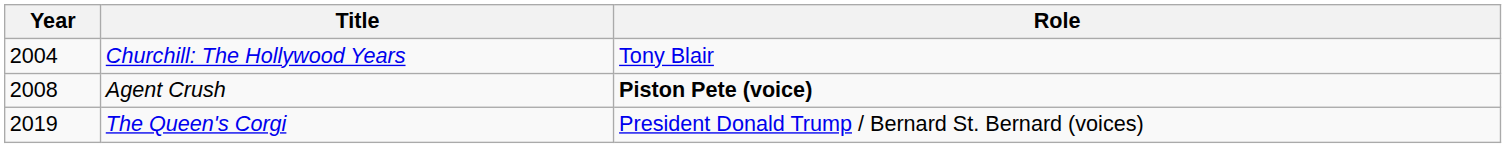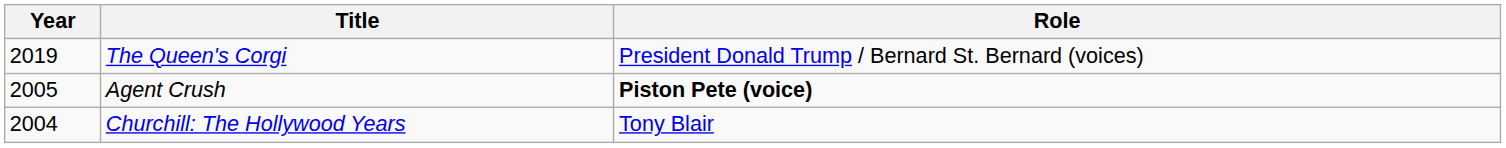rows swapped: (256, 55) <-> (196, 124)
(34, 90) 2008 -> (34, 90) 2005
